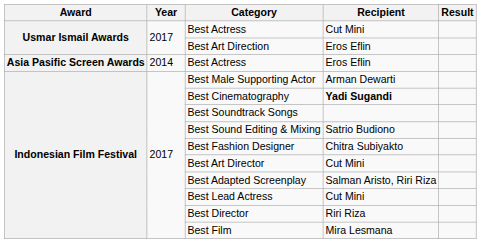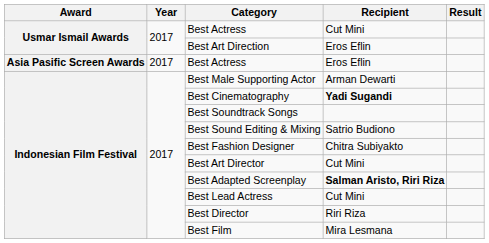(161, 63) 2014 -> (161, 63) 2017
(381, 180) normal -> (385, 180) bold
